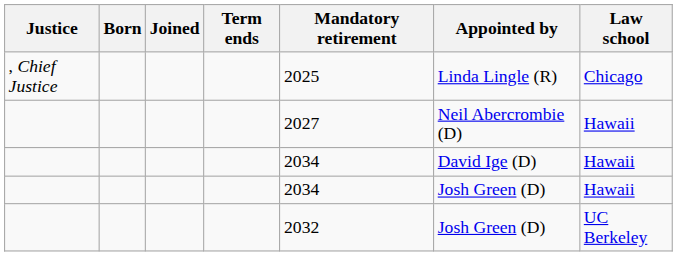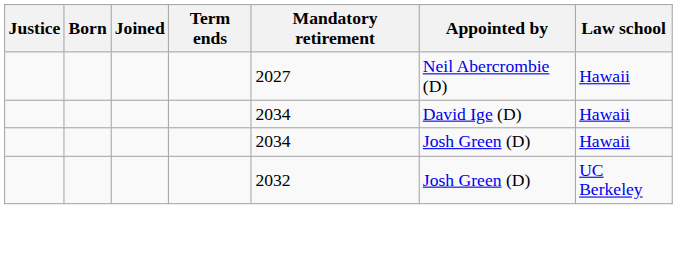- row: (33, 76)
